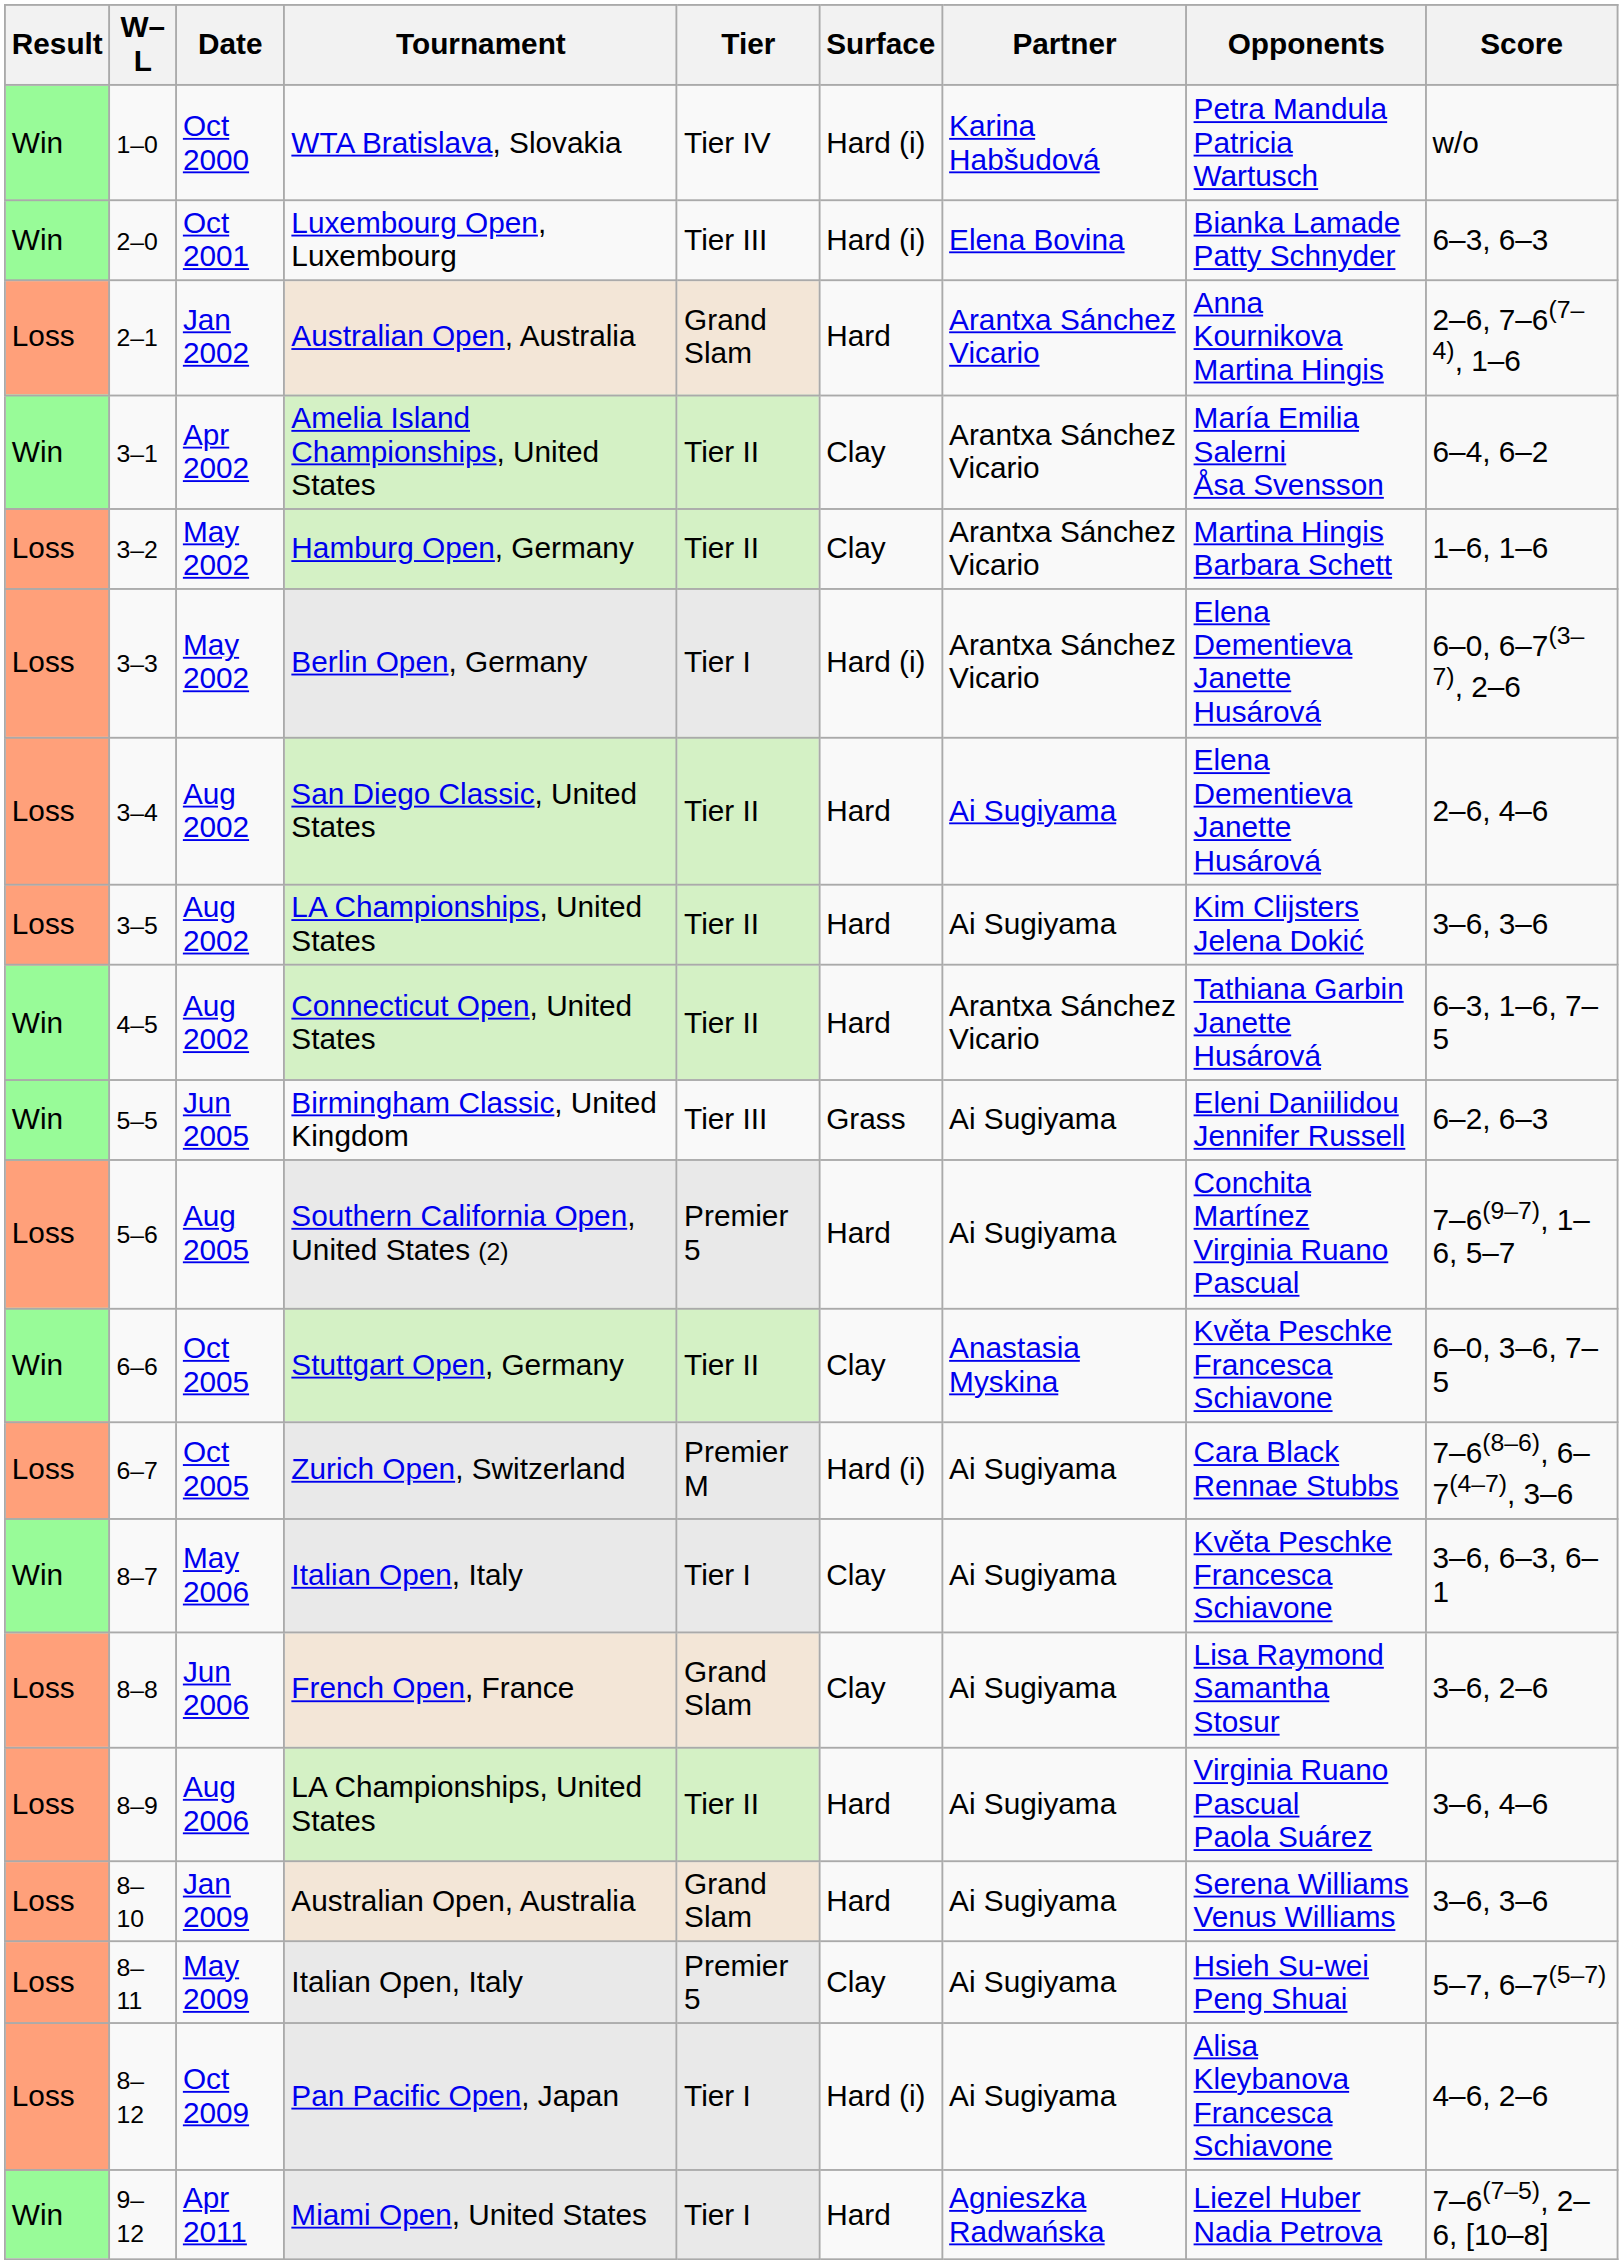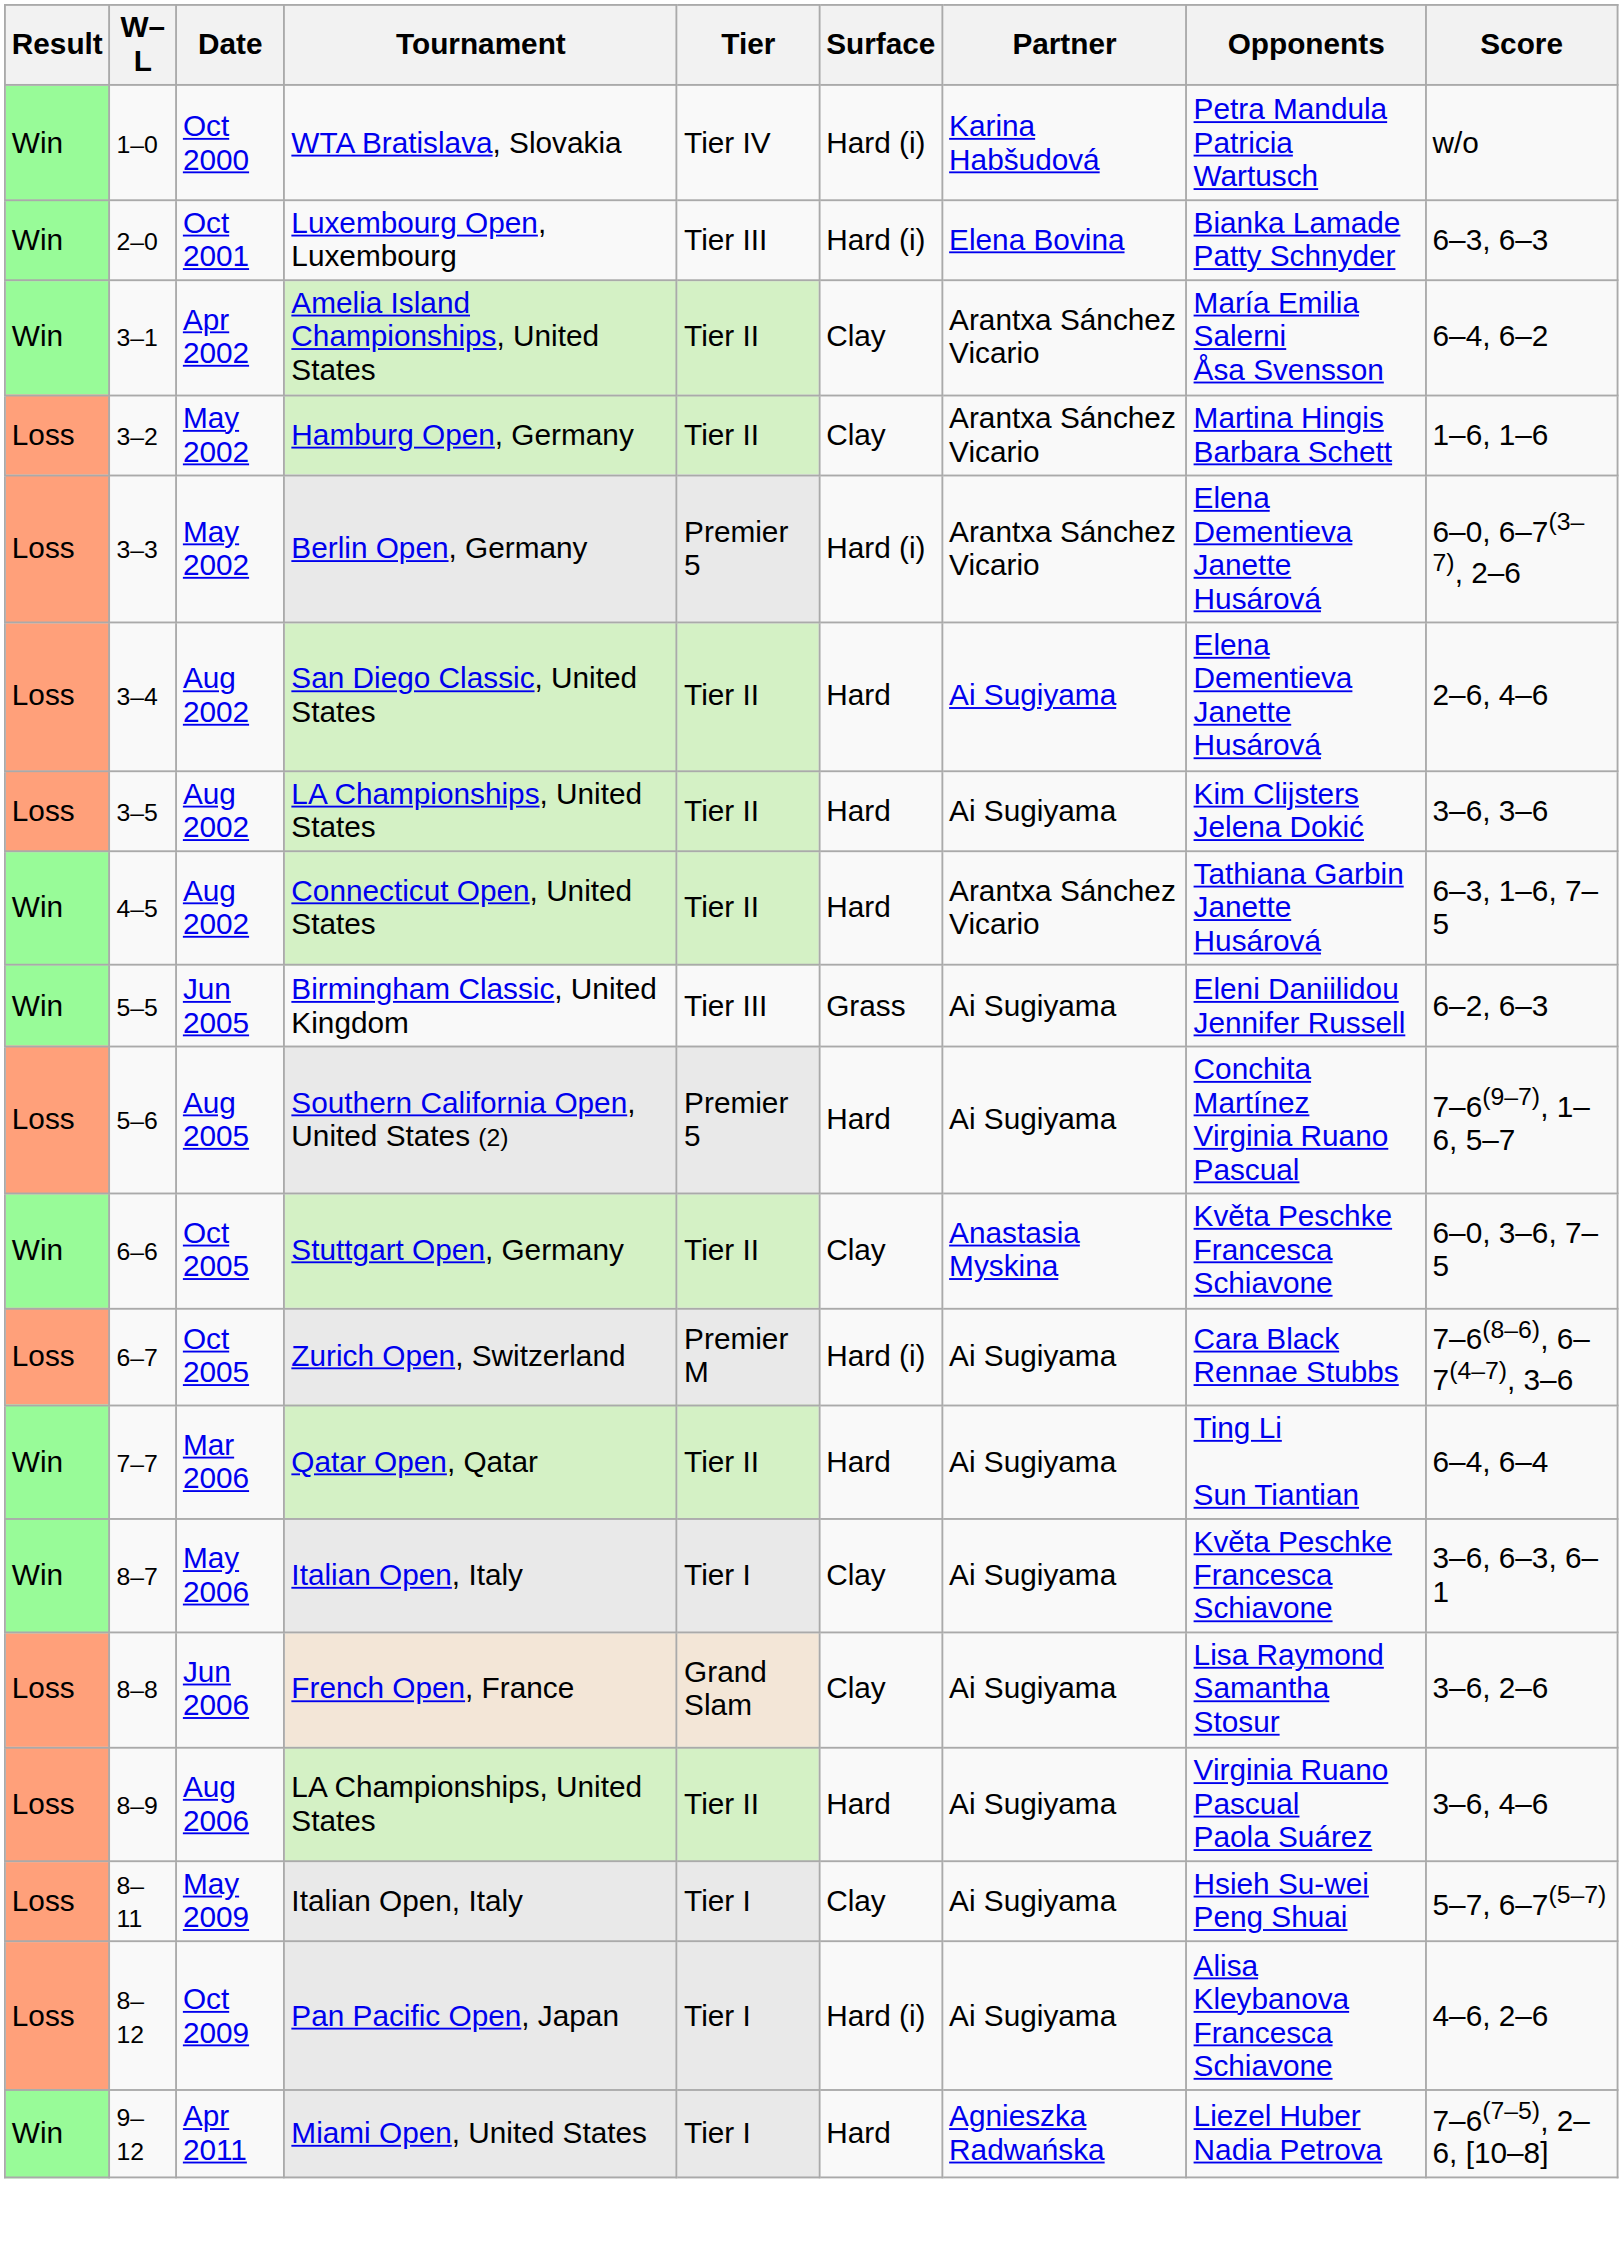- row: (137, 338)
(717, 662) Tier I -> (736, 548) Premier 5
+ row: (137, 1463)
- row: (130, 1903)
(736, 1981) Premier 5 -> (717, 1901) Tier I
